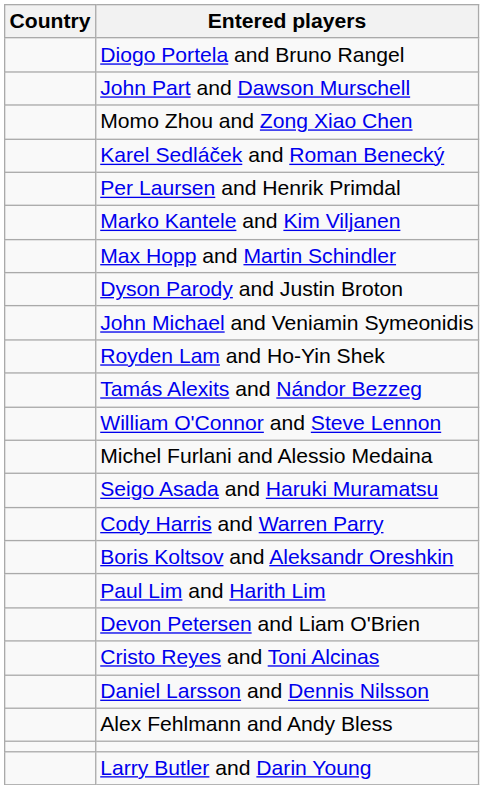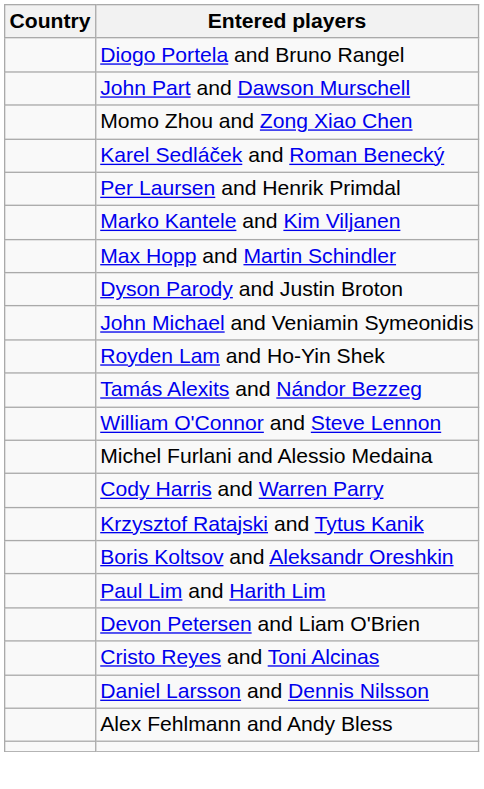- row: (269, 490)
+ row: (262, 523)
- row: (236, 767)
